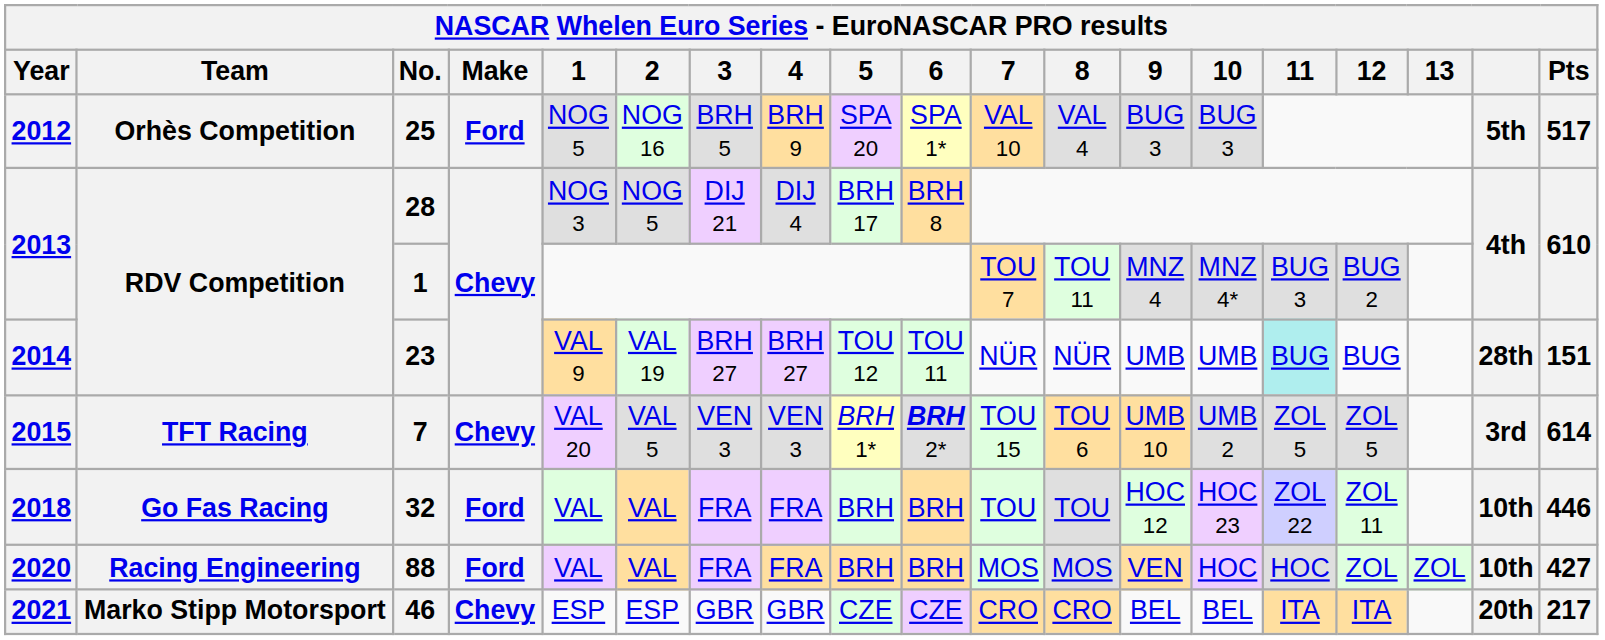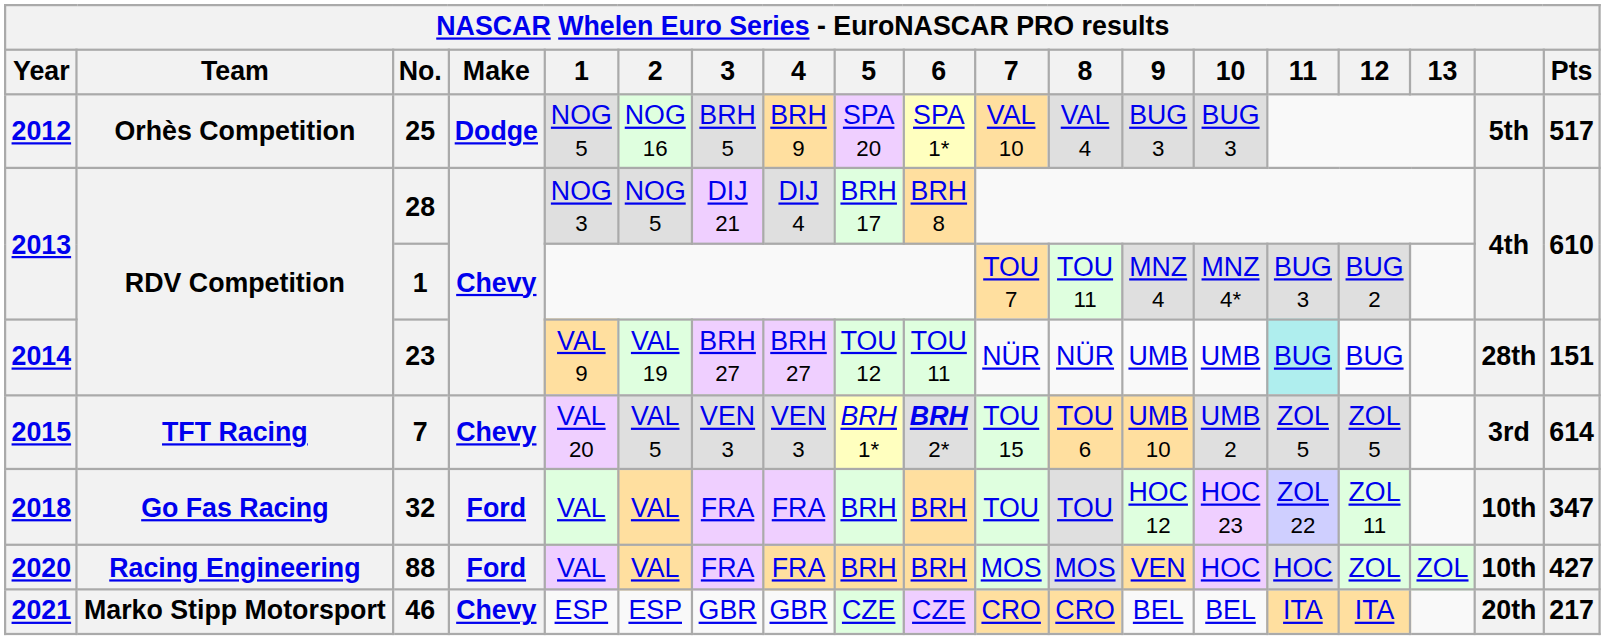(495, 131) Ford -> (496, 131) Dodge
(1569, 508) 446 -> (1572, 508) 347
